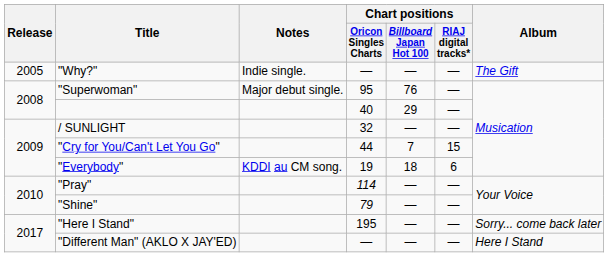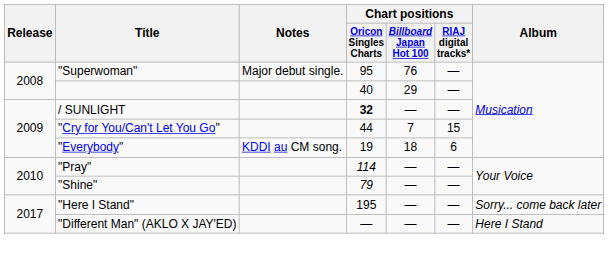- row: (78, 71)
(366, 128) normal -> (366, 109) bold
